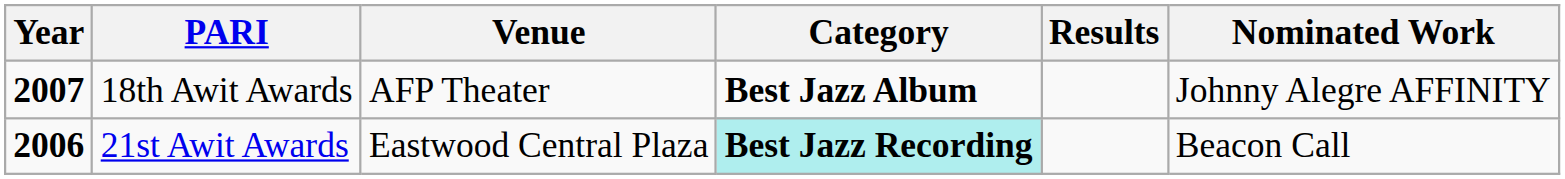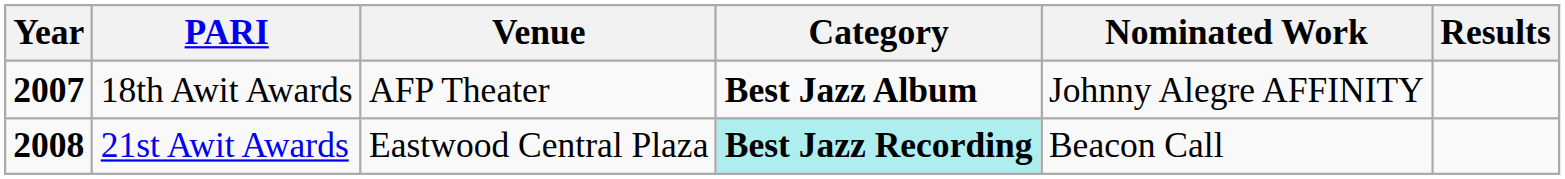columns swapped: (1363, 32) <-> (1104, 32)
(49, 145) 2006 -> (49, 145) 2008
